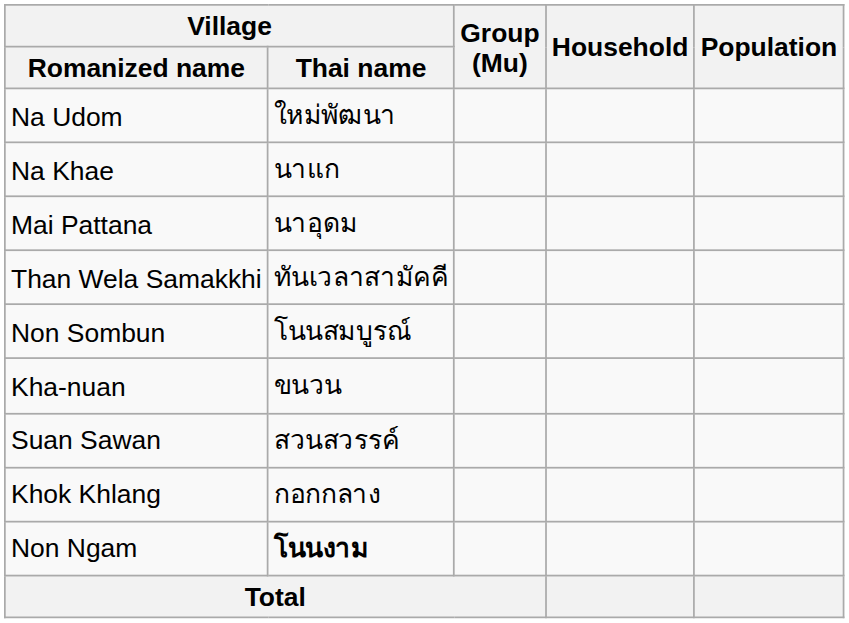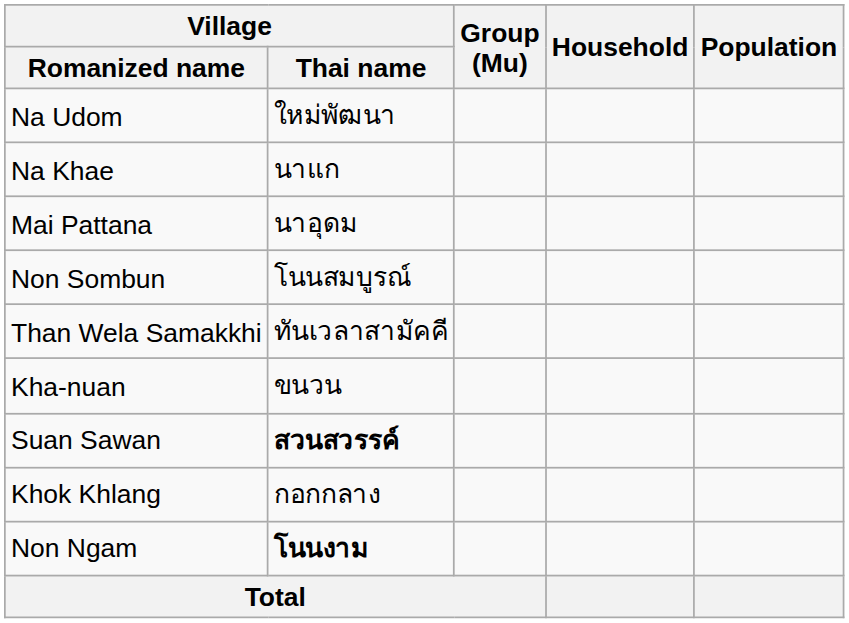rows swapped: (136, 278) <-> (88, 332)
(337, 439) normal -> (337, 439) bold
